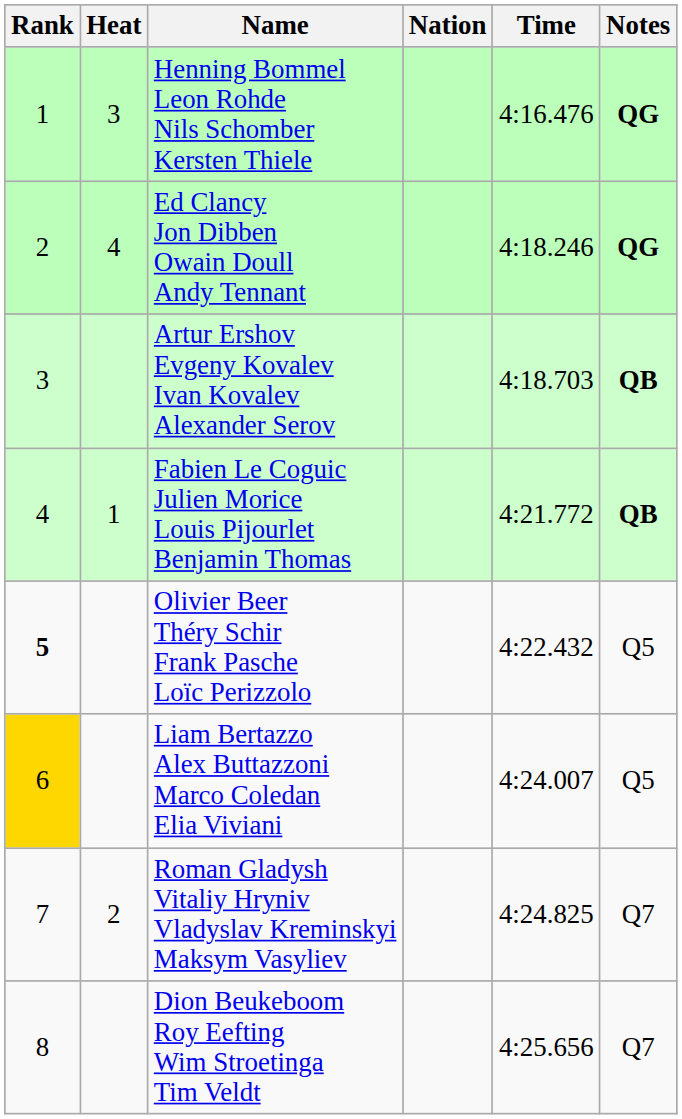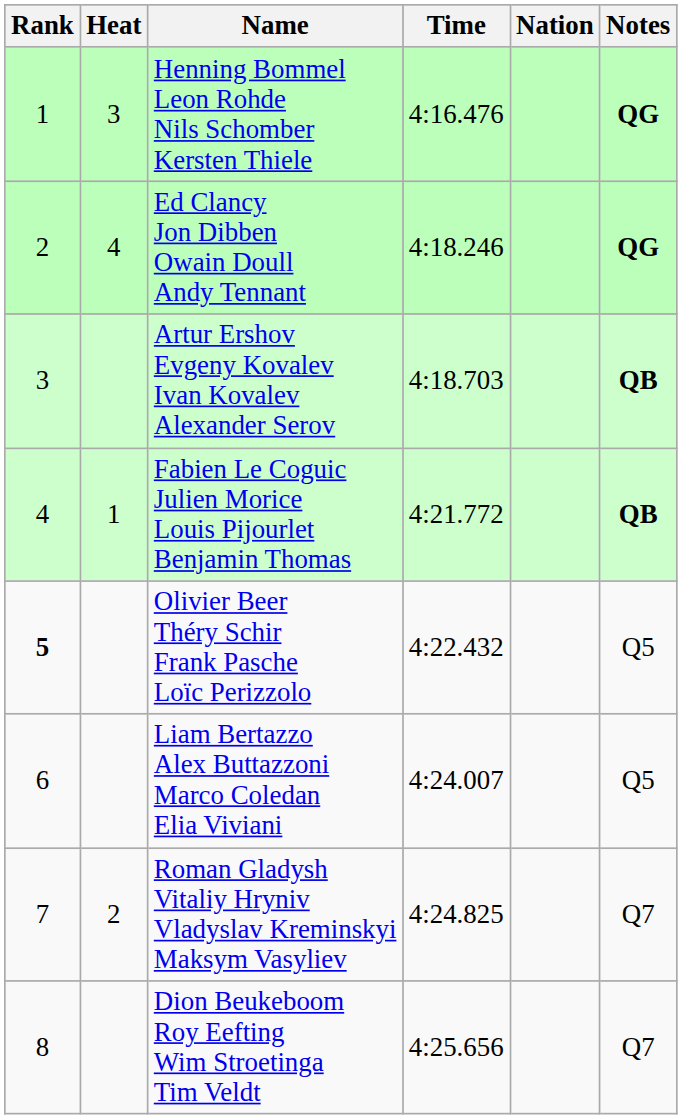columns swapped: (448, 25) <-> (546, 25)
(42, 780) gold background -> (42, 780) no background
